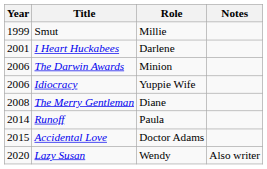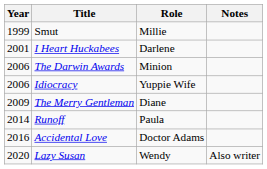(18, 102) 2008 -> (18, 102) 2009
(18, 137) 2015 -> (18, 137) 2016
